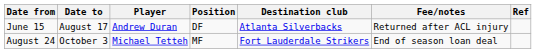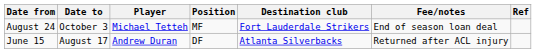rows swapped: (25, 26) <-> (31, 41)
